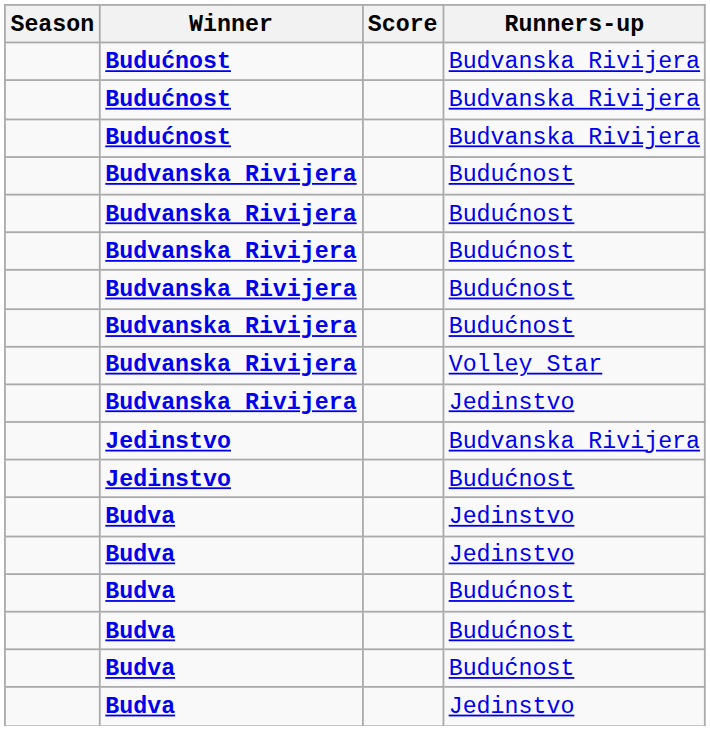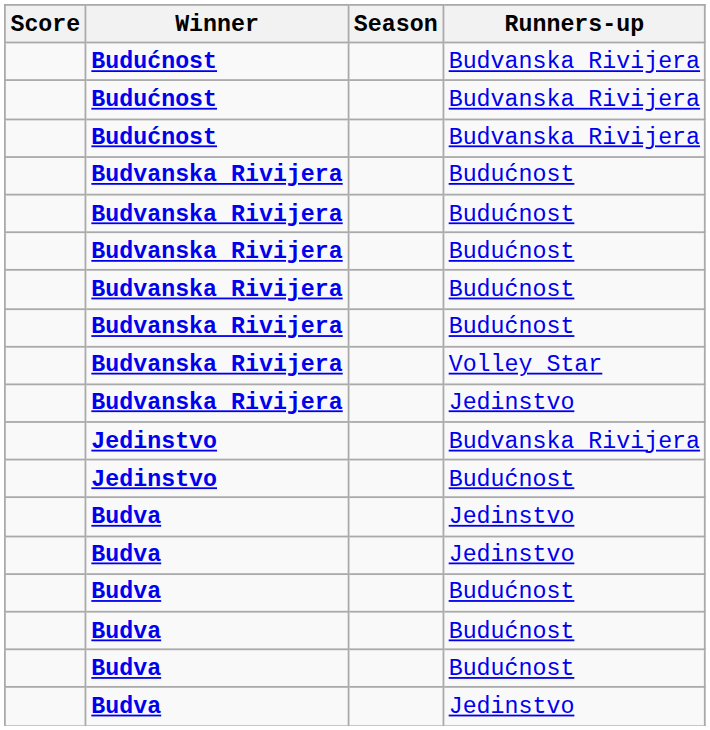columns swapped: (52, 24) <-> (403, 24)
